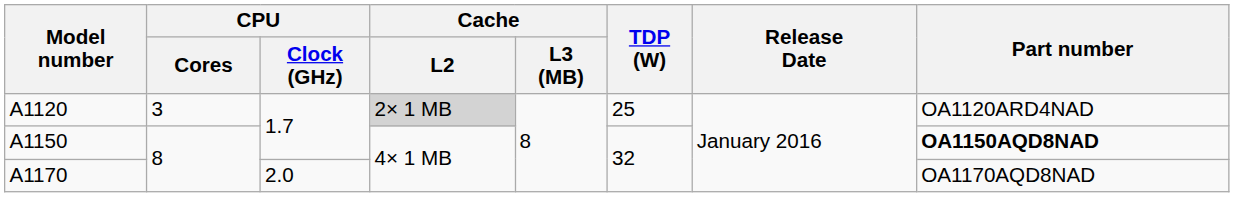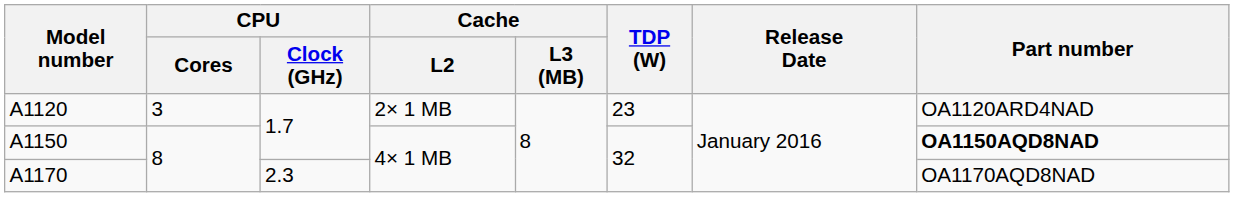(413, 109) lightgrey background -> (413, 109) no background
(623, 109) 25 -> (623, 109) 23
(279, 175) 2.0 -> (279, 175) 2.3
